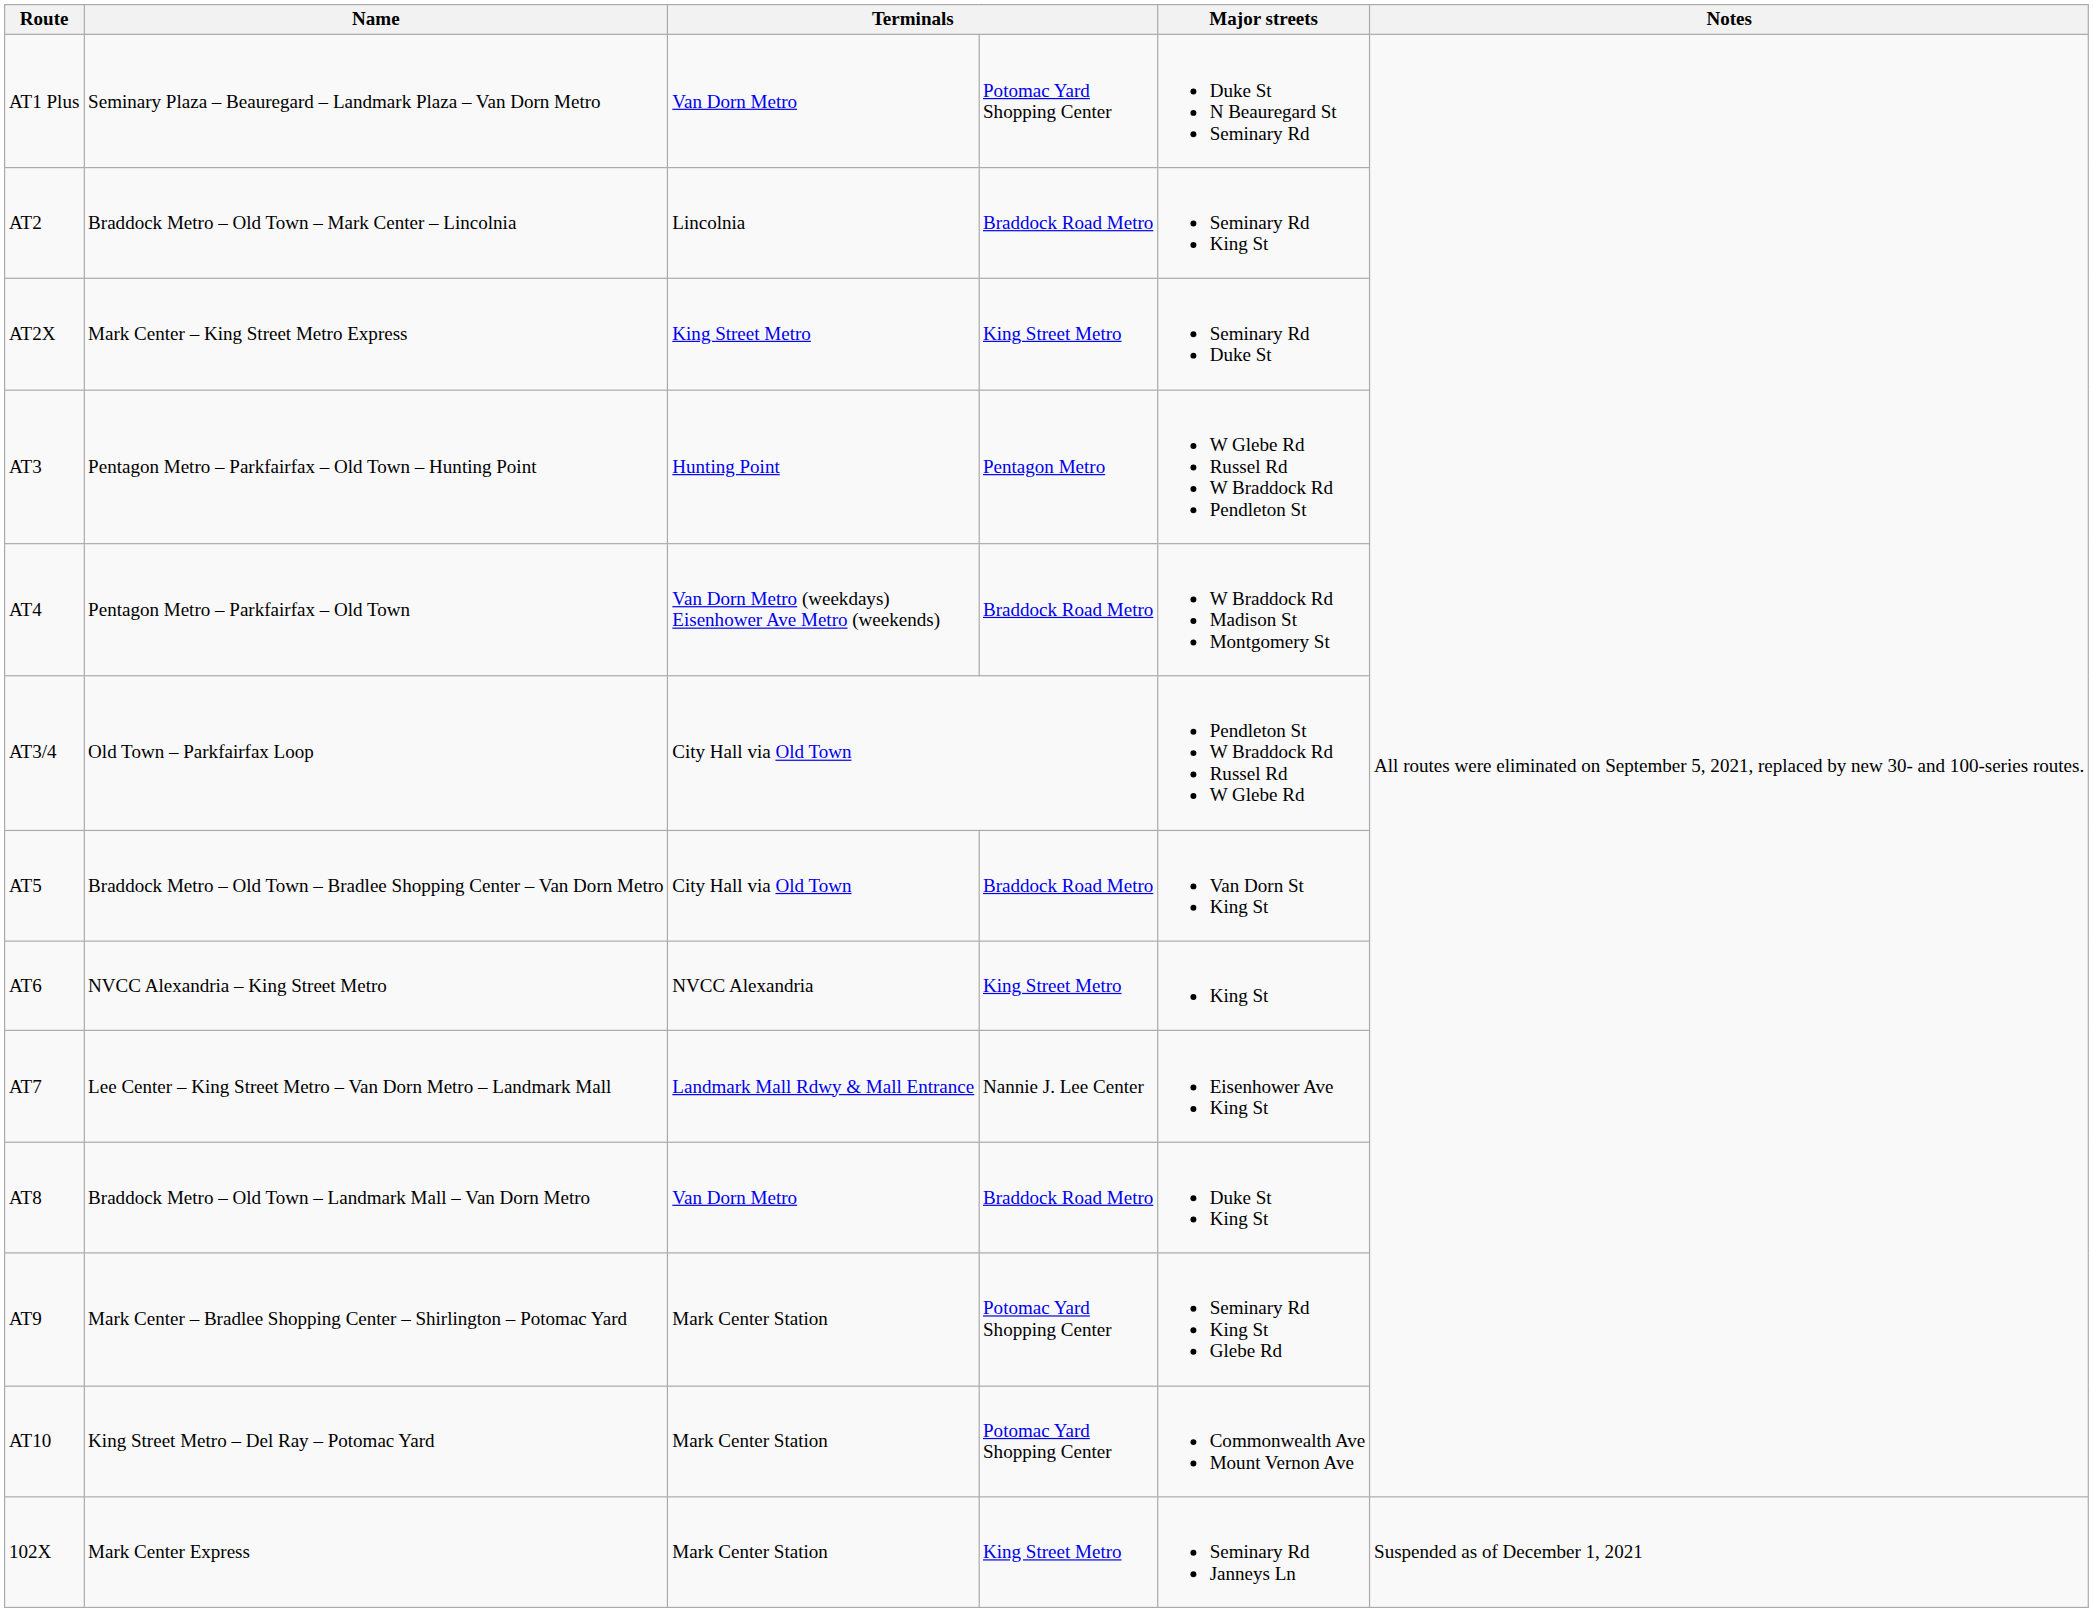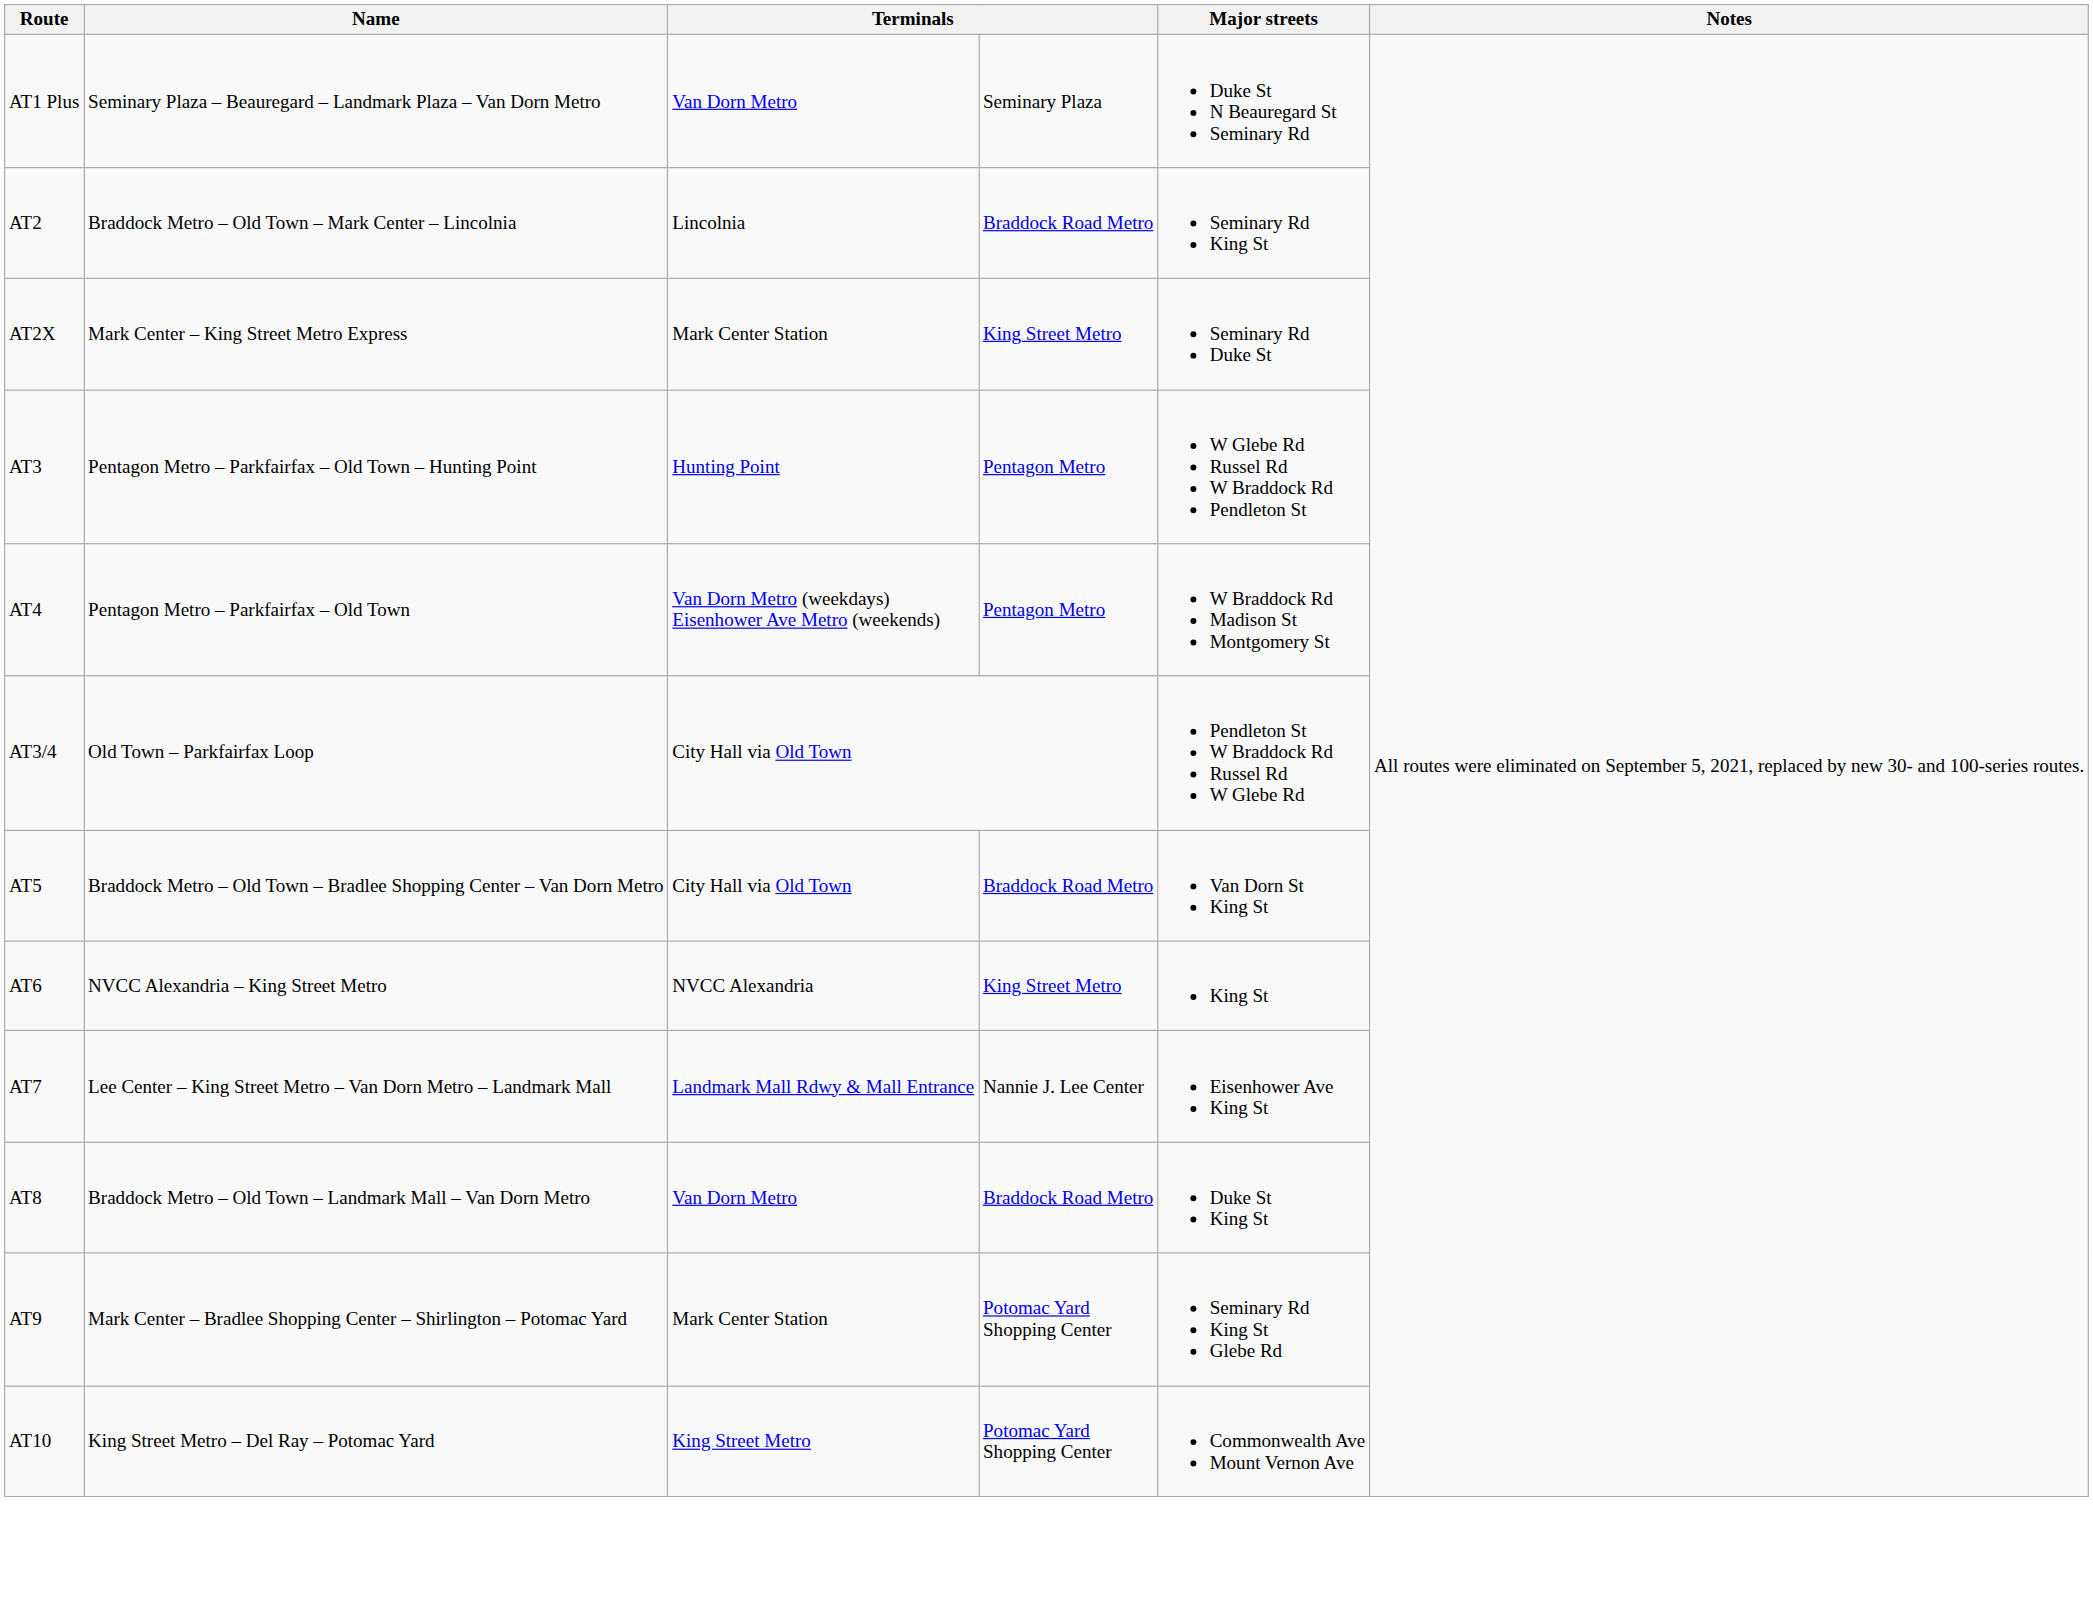(1047, 100) Potomac Yard Shopping Center -> (1042, 100) Seminary Plaza
(742, 333) King Street Metro -> (750, 333) Mark Center Station
(1068, 609) Braddock Road Metro -> (1044, 609) Pentagon Metro
(750, 1441) Mark Center Station -> (742, 1441) King Street Metro
- row: (30, 1552)
